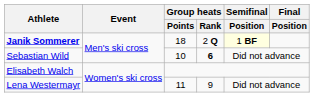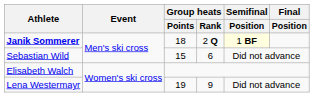(181, 56) 10 -> (181, 56) 15
(210, 56) bold -> (210, 56) normal
(181, 85) 11 -> (181, 85) 19
